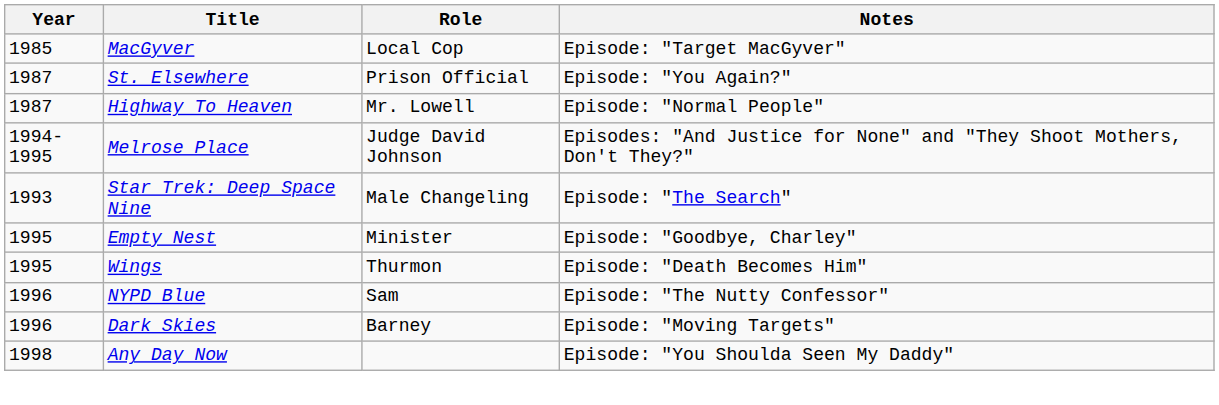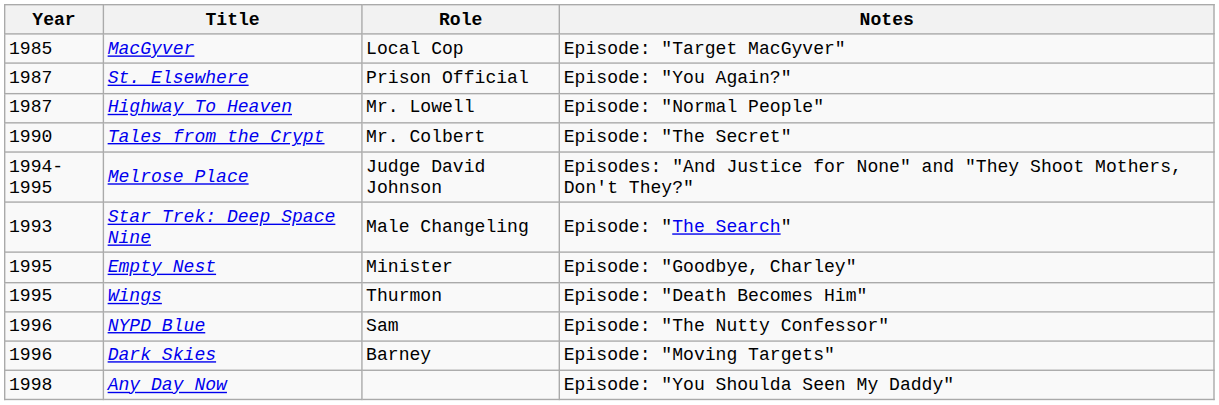+ row: (216, 137)
